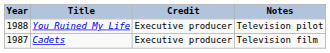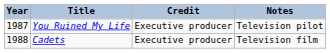(17, 27) 1988 -> (17, 27) 1987
(17, 41) 1987 -> (17, 41) 1988
